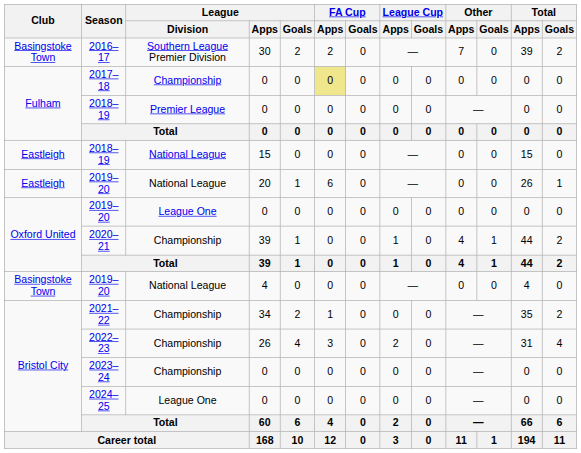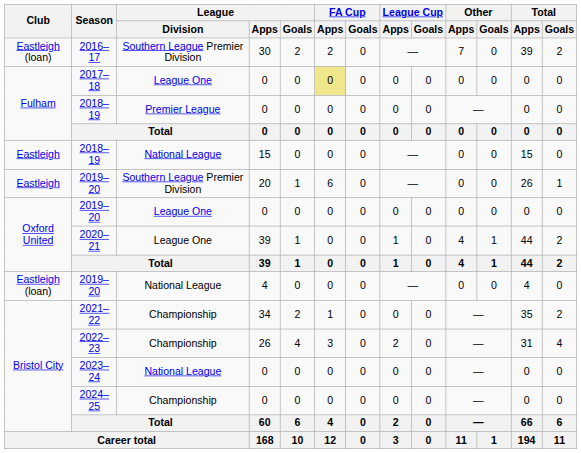(43, 52) Basingstoke Town -> (38, 52) Eastleigh (loan)
(188, 80) Championship -> (183, 80) League One
(188, 183) National League -> (183, 183) Southern League Premier Division
(188, 240) Championship -> (183, 240) League One
(43, 286) Basingstoke Town -> (38, 286) Eastleigh (loan)
(188, 372) Championship -> (183, 372) National League
(188, 400) League One -> (183, 400) Championship
